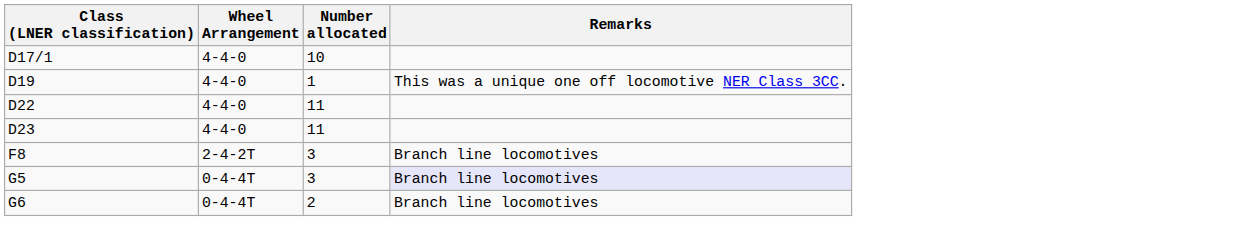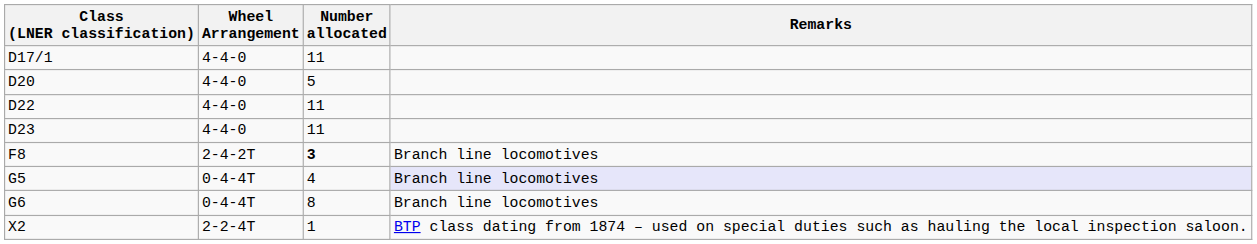(316, 58) 10 -> (316, 58) 11
- row: (21, 82)
+ row: (21, 82)
(311, 155) normal -> (311, 155) bold
(311, 179) 3 -> (311, 179) 4
(311, 203) 2 -> (311, 203) 8
+ row: (17, 227)
